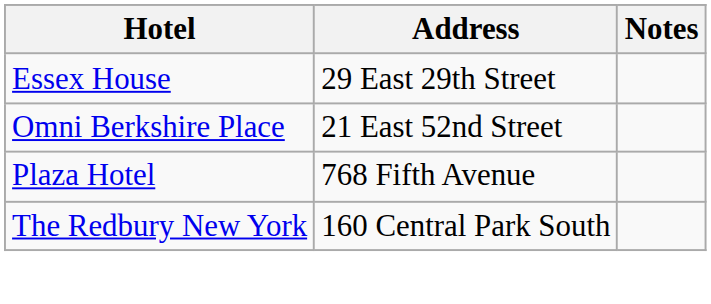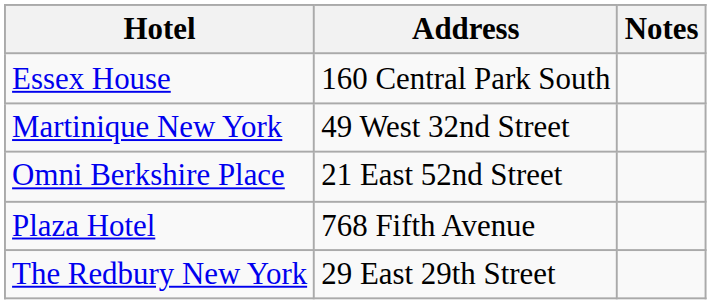(438, 77) 29 East 29th Street -> (466, 77) 160 Central Park South
+ row: (147, 126)
(466, 224) 160 Central Park South -> (438, 273) 29 East 29th Street
